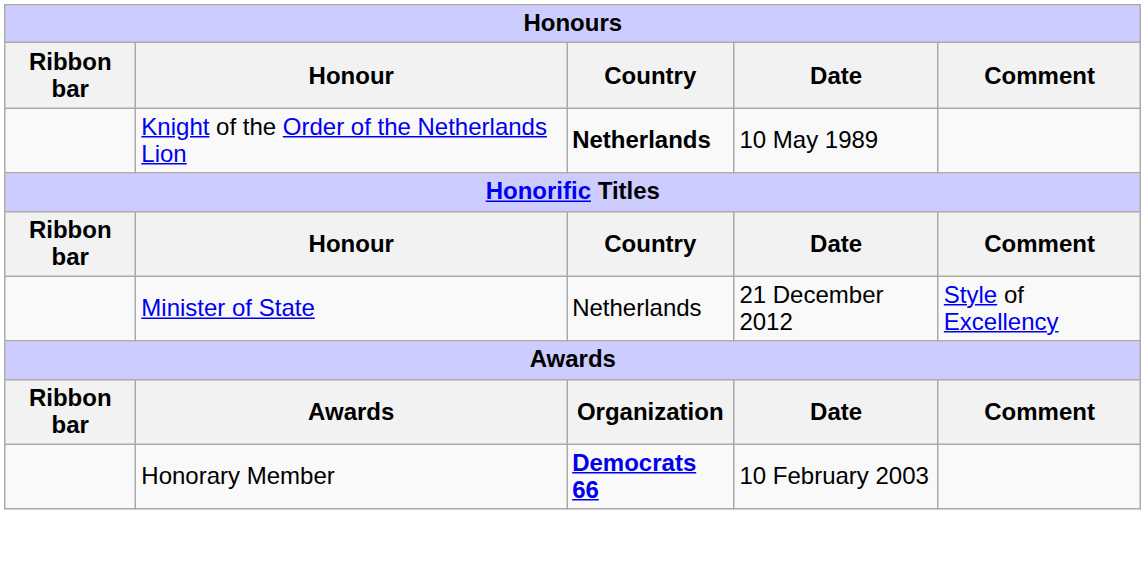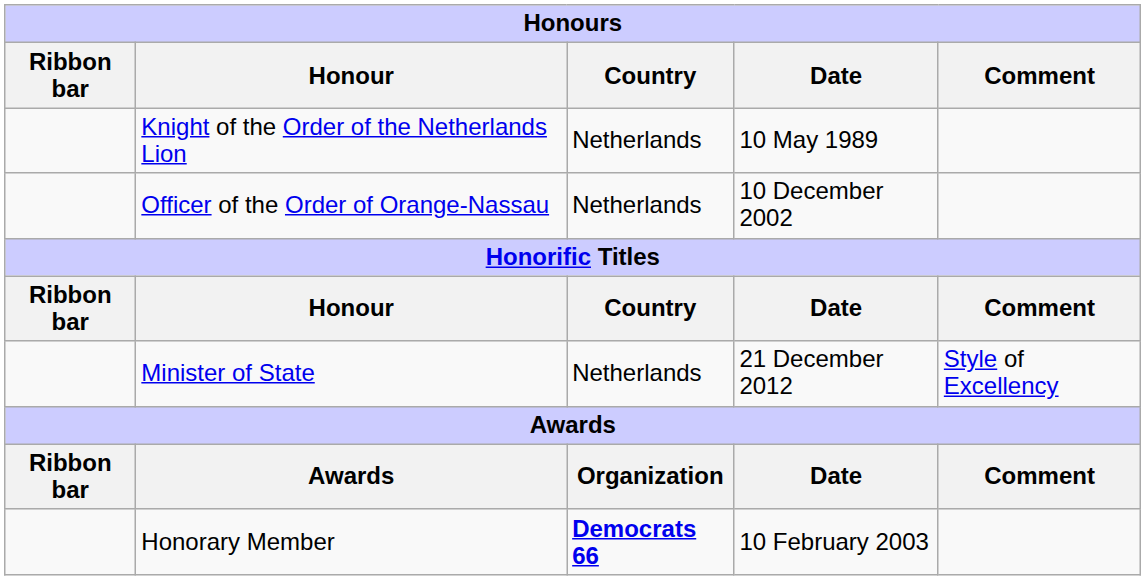(642, 140) bold -> (637, 140) normal
+ row: (345, 205)
